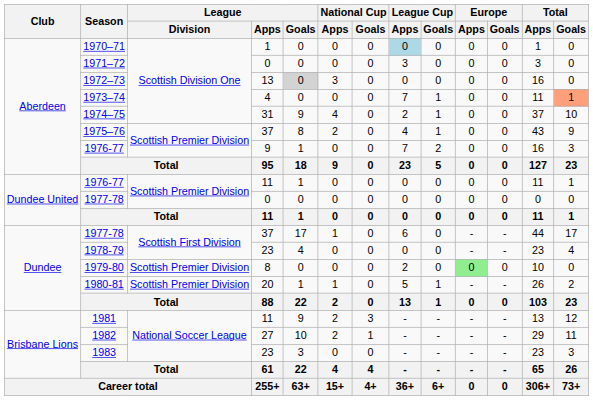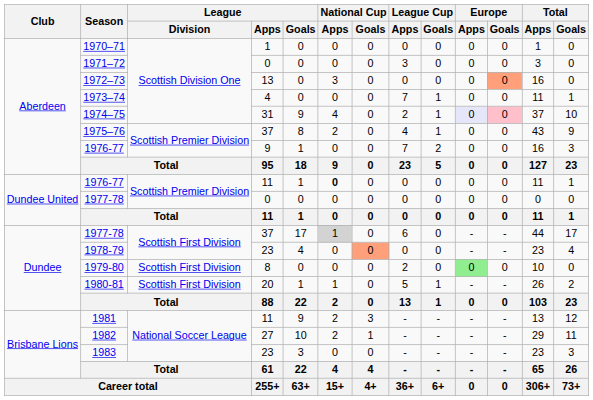(405, 47) lightblue background -> (405, 47) no background
(301, 81) lightgrey background -> (301, 81) no background
(505, 81) no background -> (505, 81) lightsalmon background
(571, 98) lightsalmon background -> (571, 98) no background
(471, 115) no background -> (471, 115) lavender background
(505, 115) no background -> (505, 115) pink background
(335, 183) normal -> (335, 183) bold
(335, 234) no background -> (335, 234) lightgrey background
(371, 251) no background -> (371, 251) lightsalmon background
(190, 268) Scottish Premier Division -> (190, 268) Scottish First Division
(190, 285) Scottish Premier Division -> (190, 285) Scottish First Division
